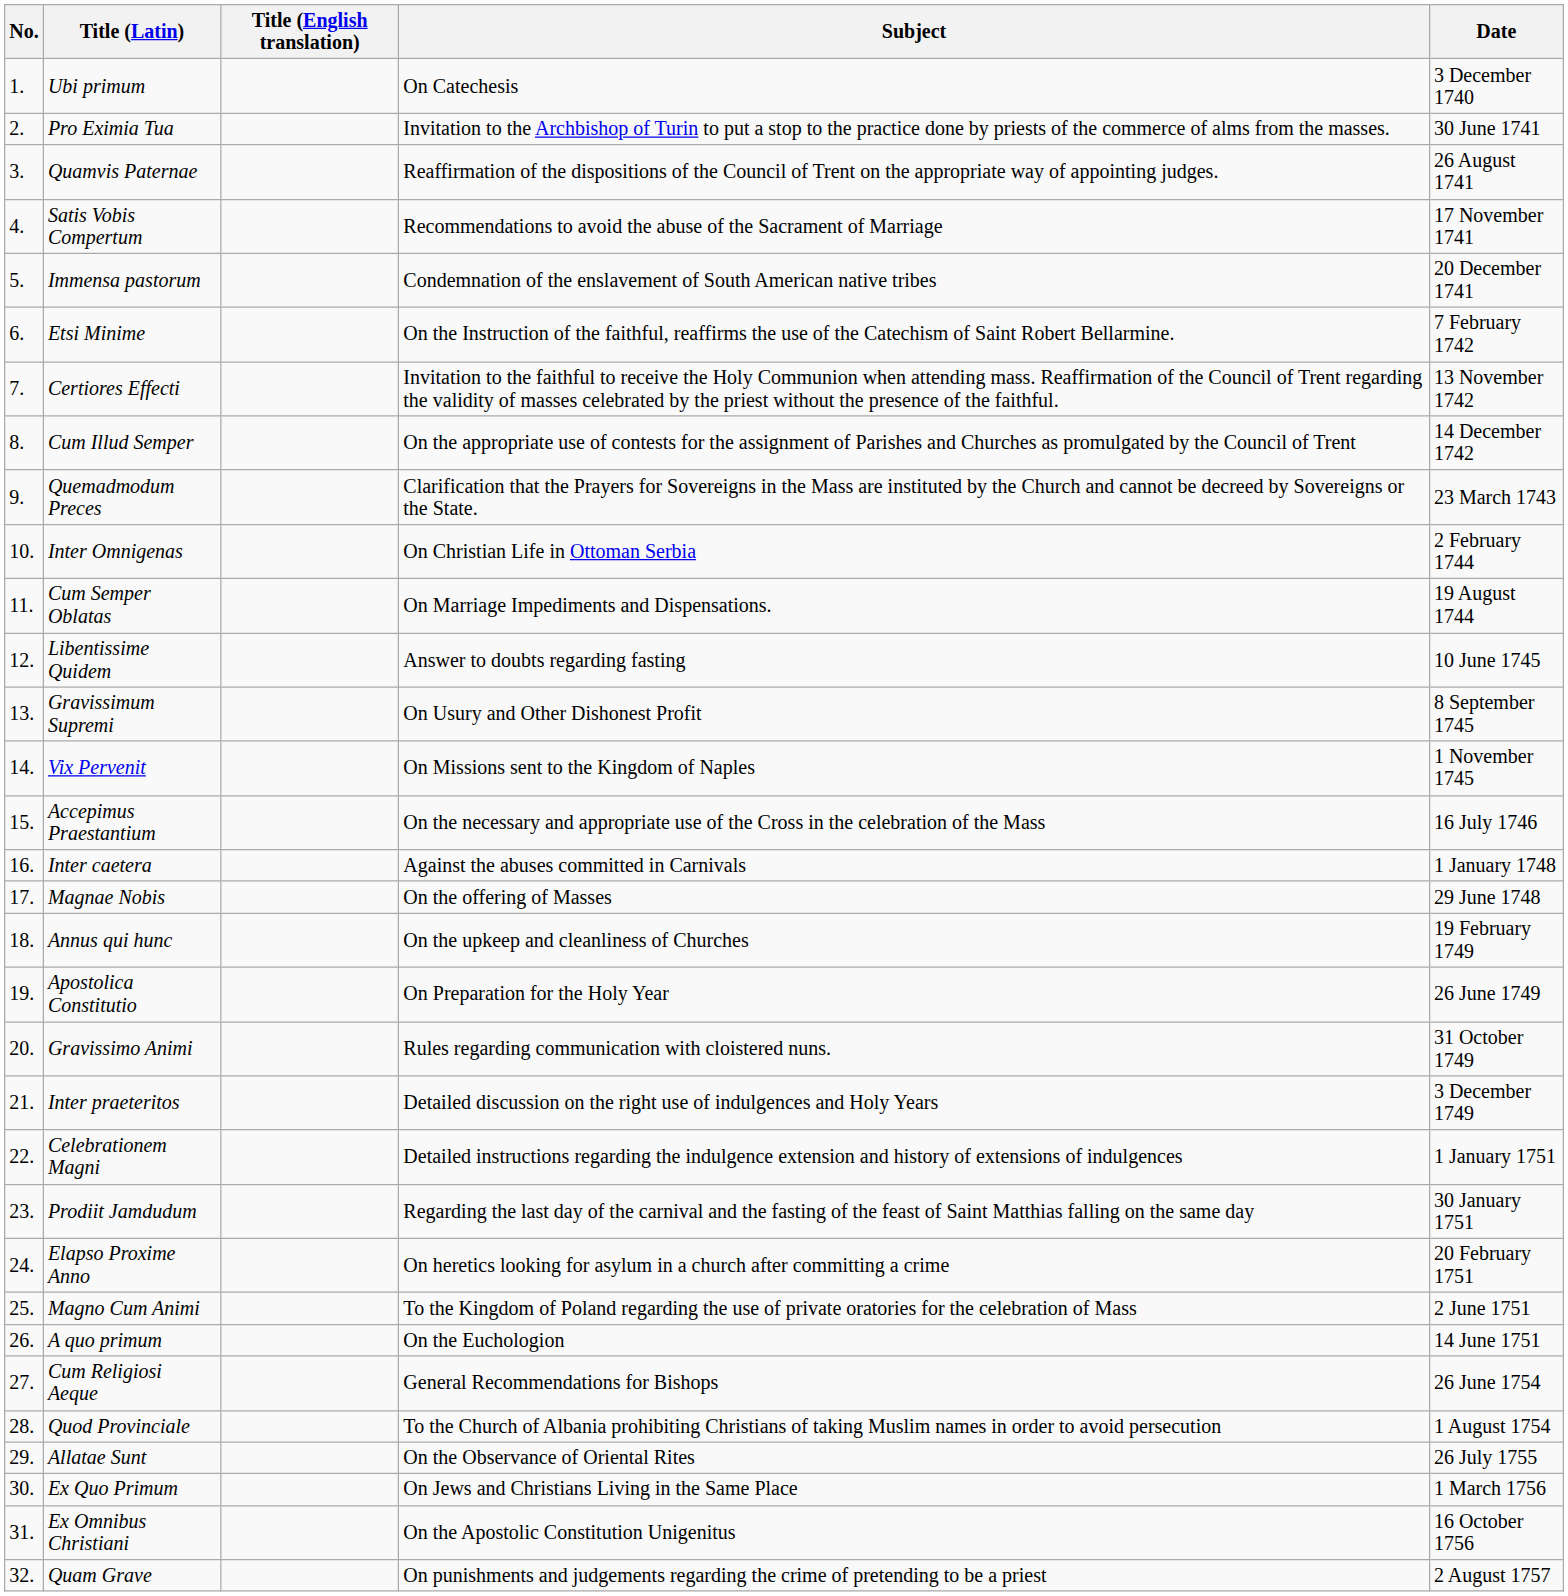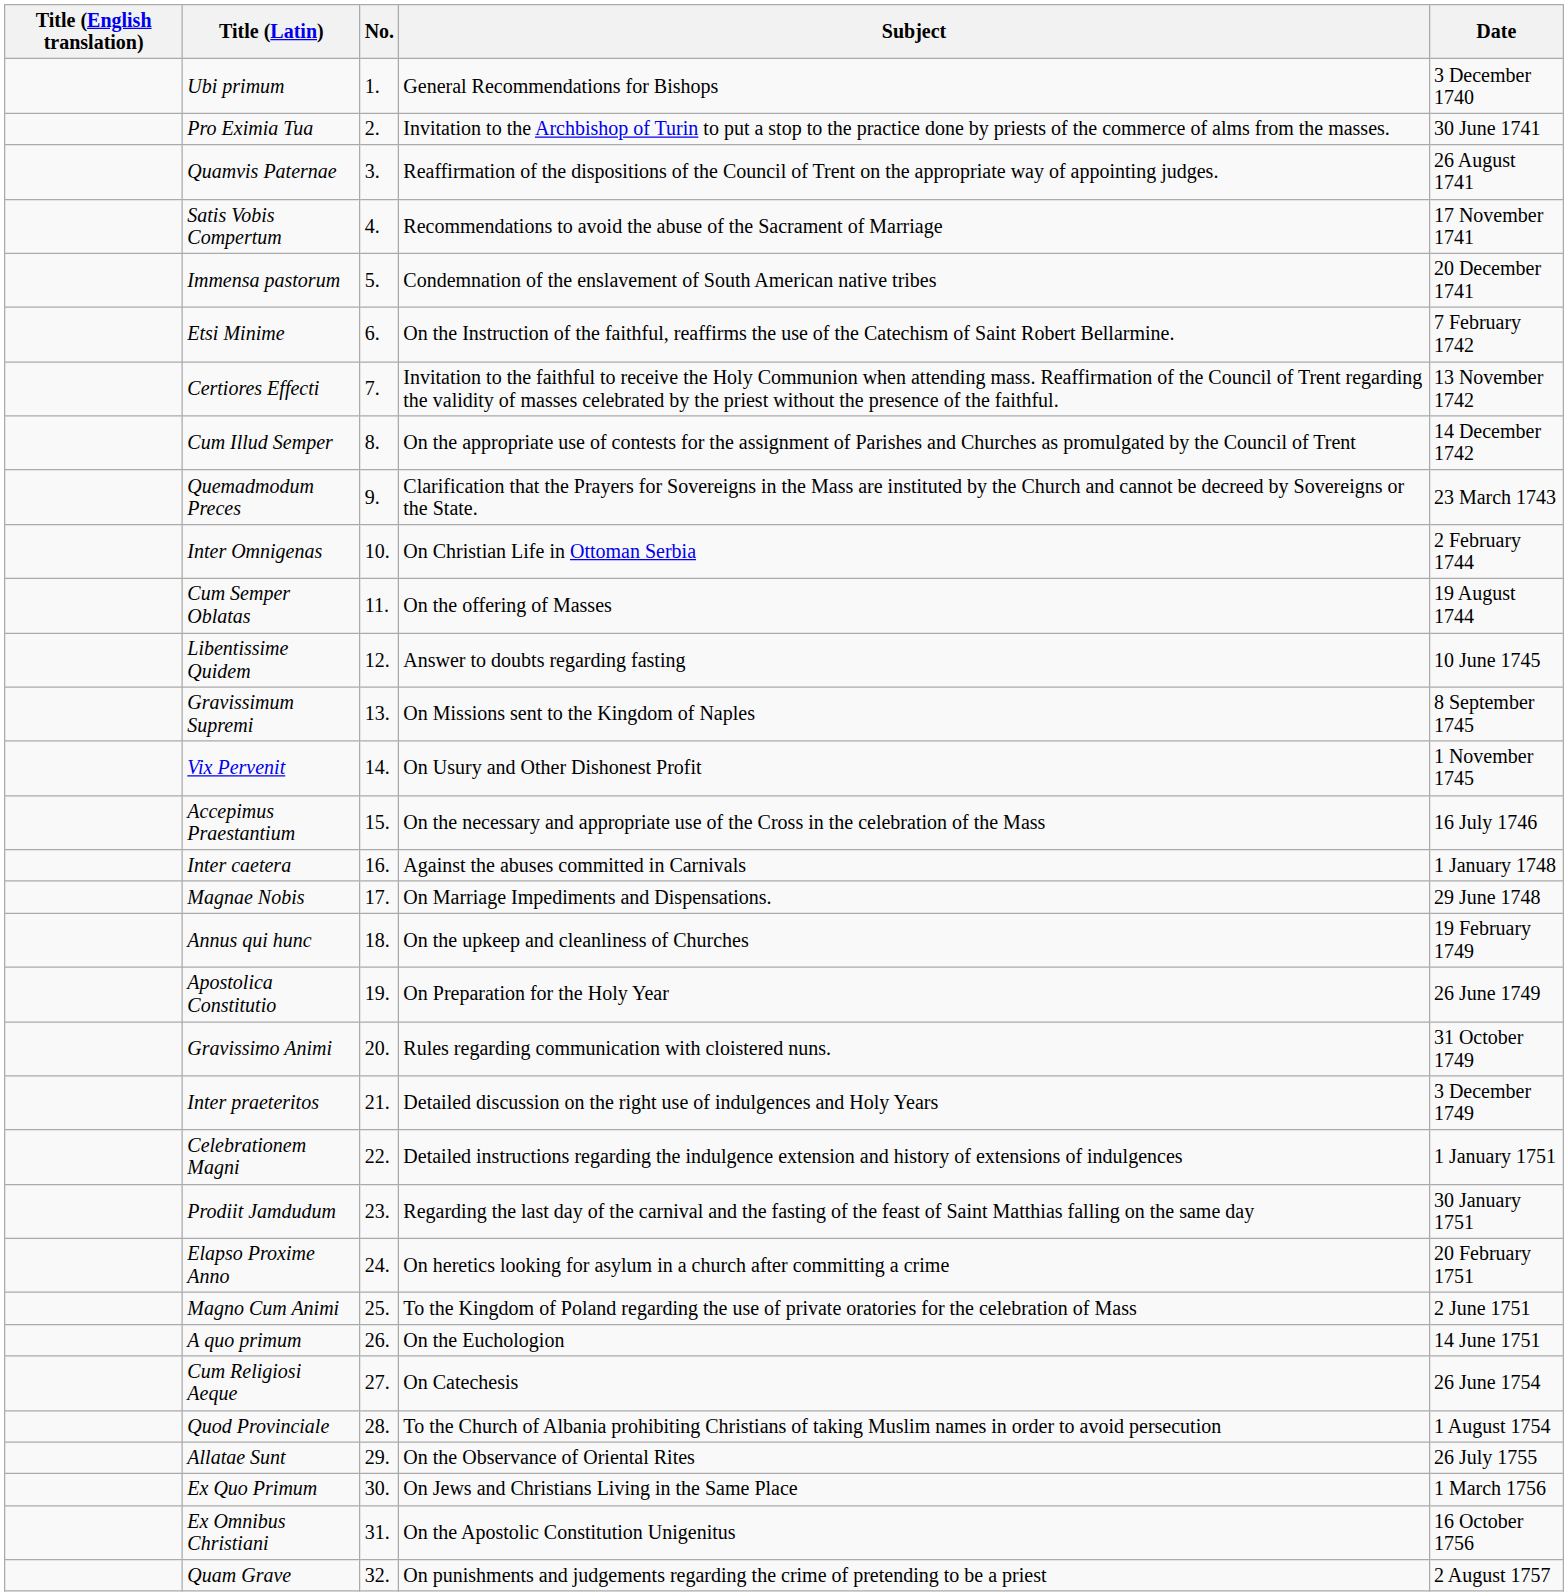columns swapped: (24, 31) <-> (310, 31)
(461, 85) On Catechesis -> (561, 85) General Recommendations for Bishops
(587, 605) On Marriage Impediments and Dispensations. -> (508, 605) On the offering of Masses
(552, 713) On Usury and Other Dishonest Profit -> (579, 713) On Missions sent to the Kingdom of Naples
(579, 768) On Missions sent to the Kingdom of Naples -> (552, 768) On Usury and Other Dishonest Profit
(508, 897) On the offering of Masses -> (587, 897) On Marriage Impediments and Dispensations.
(561, 1383) General Recommendations for Bishops -> (461, 1383) On Catechesis
